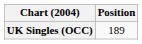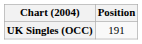(116, 30) 189 -> (116, 30) 191
